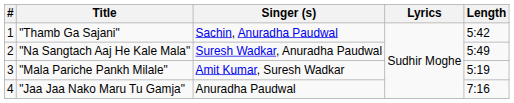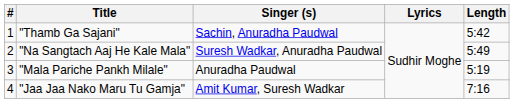(270, 70) Amit Kumar, Suresh Wadkar -> (246, 70) Anuradha Paudwal
(246, 88) Anuradha Paudwal -> (270, 88) Amit Kumar, Suresh Wadkar
